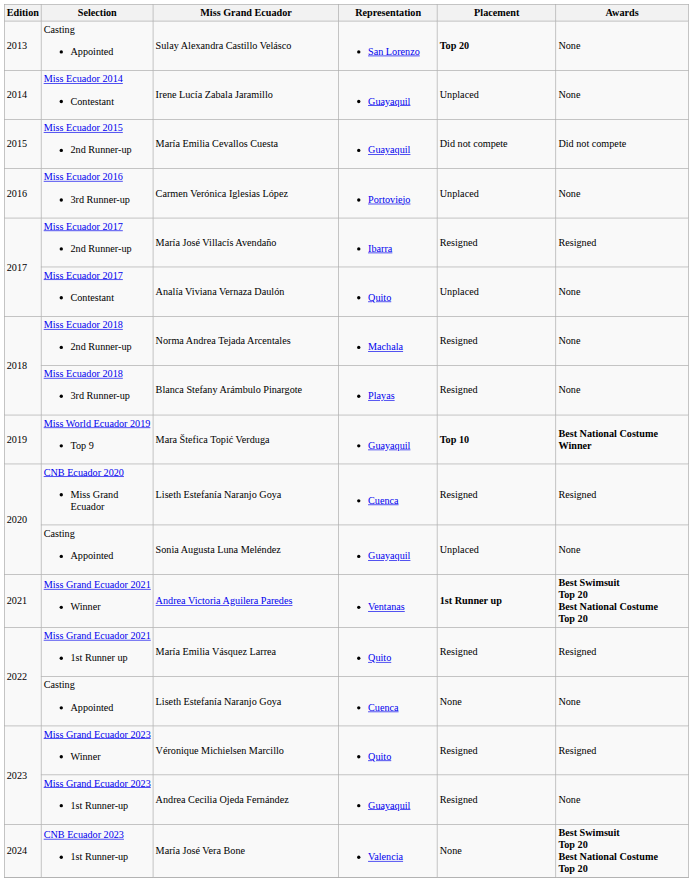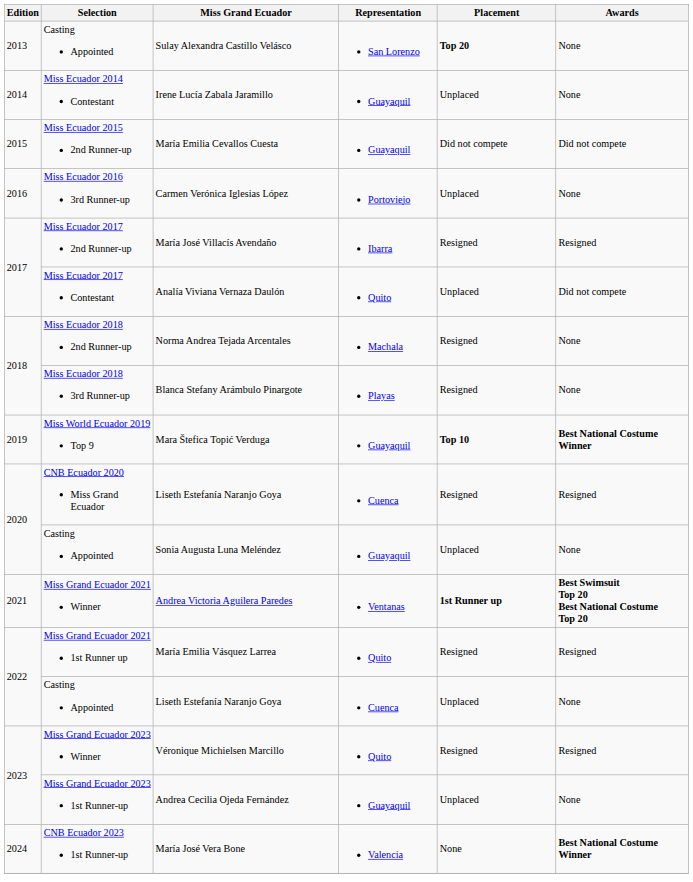(569, 292) None -> (592, 292) Did not compete
(451, 701) None -> (459, 701) Unplaced
(459, 799) Resigned -> (459, 799) Unplaced
(608, 851) Best Swimsuit Top 20 Best National Costume Top 20 -> (608, 849) Best National Costume Winner
